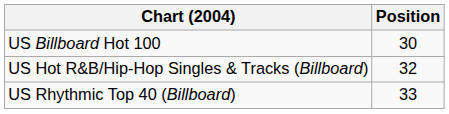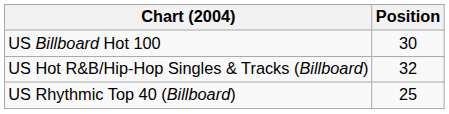(408, 95) 33 -> (408, 95) 25
